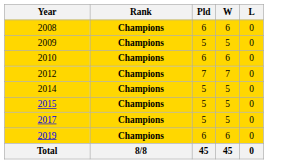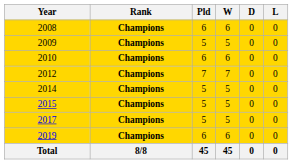+ column: (252, 12)
